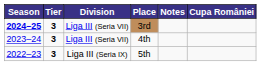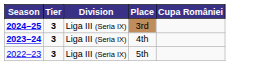- column: (173, 12)
(97, 26) Liga III (Seria VII) -> (96, 26) Liga III (Seria IX)
(24, 40) normal -> (24, 40) bold
(97, 40) Liga III (Seria VII) -> (96, 40) Liga III (Seria IX)
